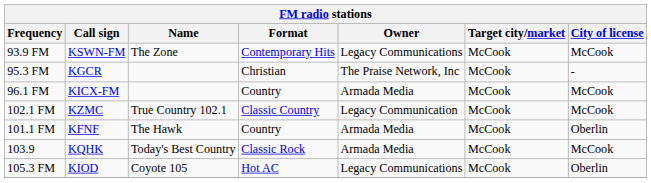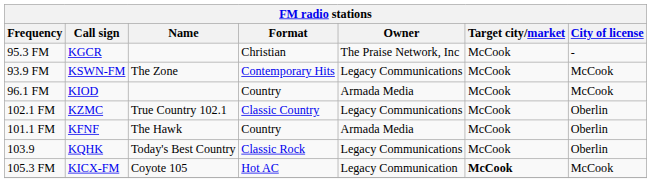rows swapped: (28, 52) <-> (28, 71)
(94, 91) KICX-FM -> (83, 91) KIOD
(399, 110) Legacy Communication -> (401, 110) Legacy Communications
(592, 110) McCook -> (589, 110) Oberlin
(377, 149) Armada Media -> (401, 149) Legacy Communications
(592, 149) McCook -> (589, 149) Oberlin
(83, 168) KIOD -> (94, 168) KICX-FM
(401, 168) Legacy Communications -> (399, 168) Legacy Communication
(489, 168) normal -> (490, 168) bold
(589, 168) Oberlin -> (592, 168) McCook
